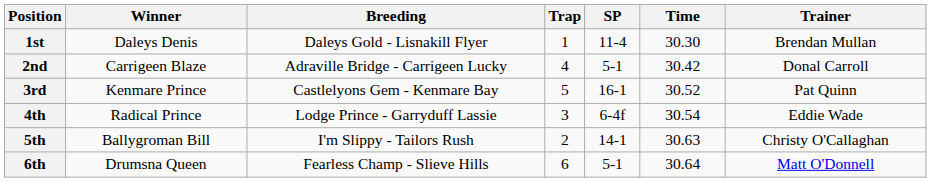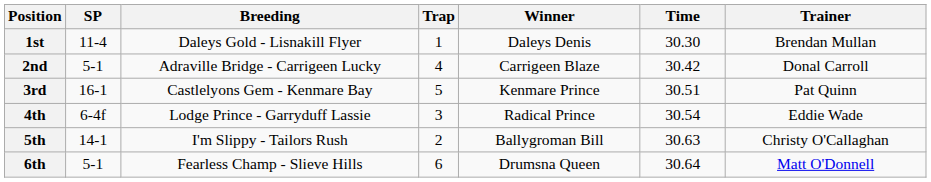columns swapped: (156, 16) <-> (612, 16)
(683, 90) 30.52 -> (683, 90) 30.51
